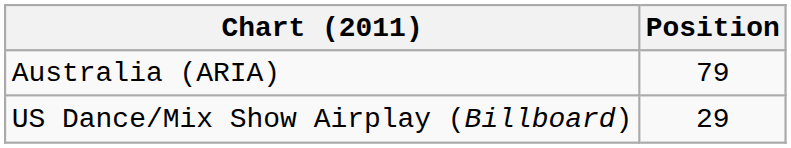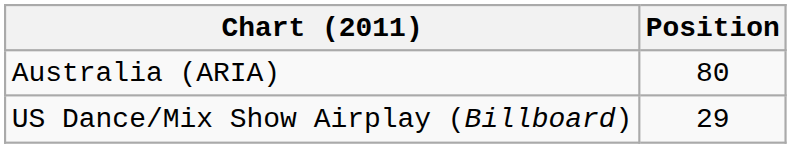(713, 73) 79 -> (713, 73) 80
